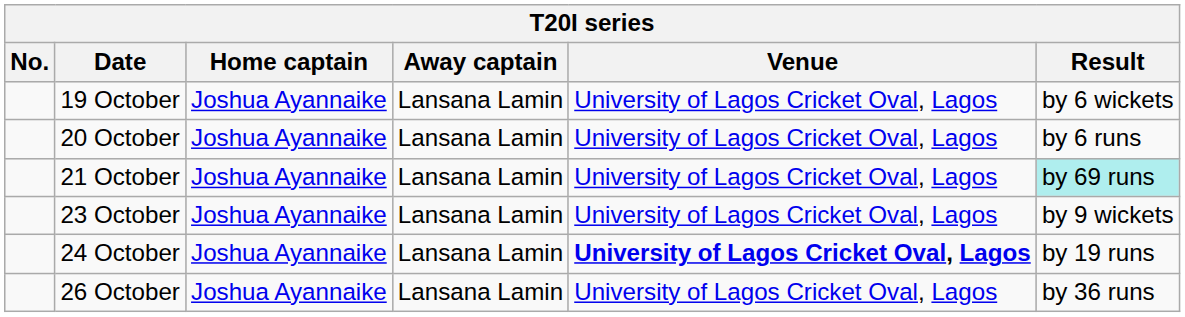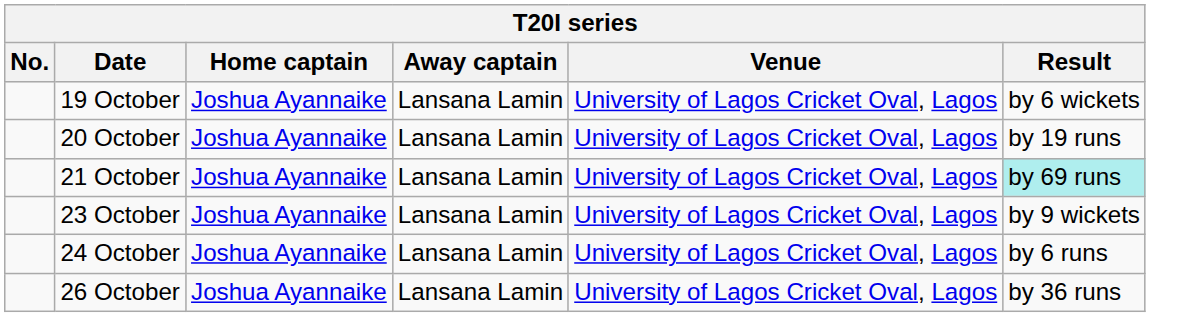(1092, 138) by 6 runs -> (1065, 138) by 19 runs
(802, 253) bold -> (786, 253) normal
(1098, 253) by 19 runs -> (1058, 253) by 6 runs
